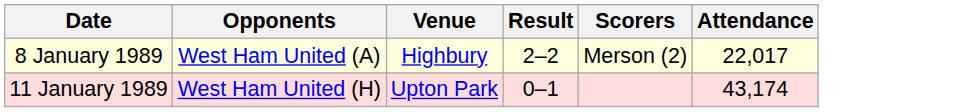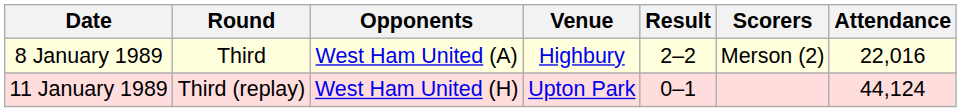+ column: (241, 21)
(755, 55) 22,017 -> (893, 55) 22,016
(755, 89) 43,174 -> (893, 89) 44,124
